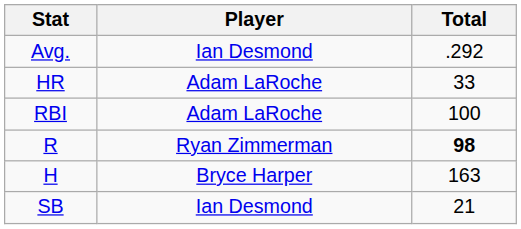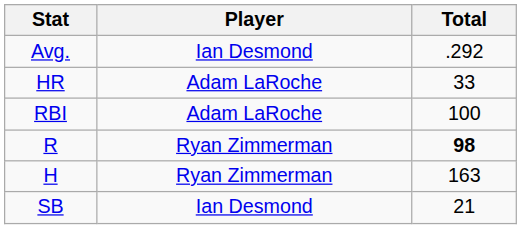(254, 176) Bryce Harper -> (254, 176) Ryan Zimmerman
